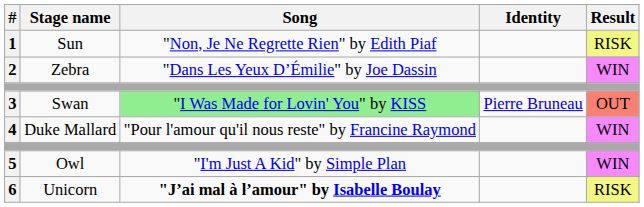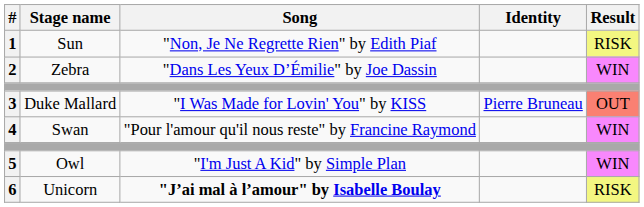(70, 103) Swan -> (70, 103) Duke Mallard
(300, 103) lightgreen background -> (300, 103) no background
(70, 129) Duke Mallard -> (70, 129) Swan
